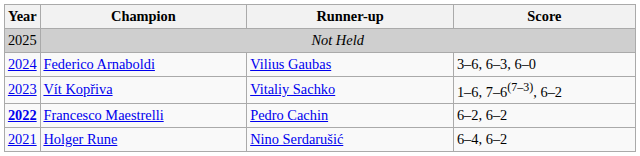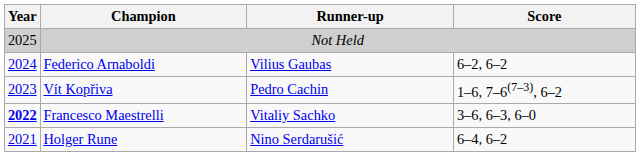(496, 64) 3–6, 6–3, 6–0 -> (482, 64) 6–2, 6–2
(293, 89) Vitaliy Sachko -> (289, 89) Pedro Cachin
(289, 115) Pedro Cachin -> (293, 115) Vitaliy Sachko
(482, 115) 6–2, 6–2 -> (496, 115) 3–6, 6–3, 6–0
